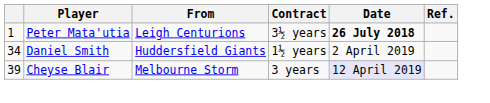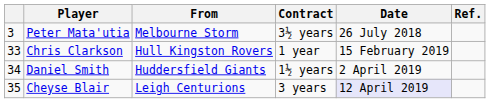(11, 32) 1 -> (11, 32) 3
(190, 32) Leigh Centurions -> (187, 32) Melbourne Storm
(373, 32) bold -> (380, 32) normal
+ row: (75, 51)
(14, 70) 39 -> (14, 88) 35
(187, 70) Melbourne Storm -> (190, 88) Leigh Centurions
